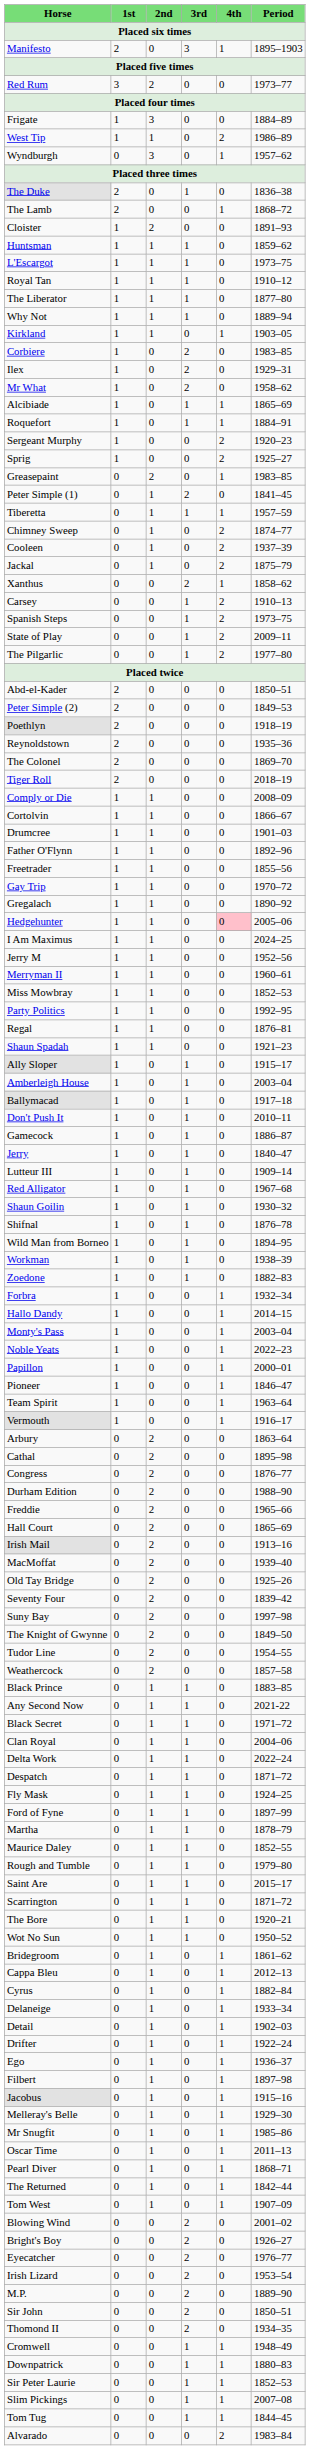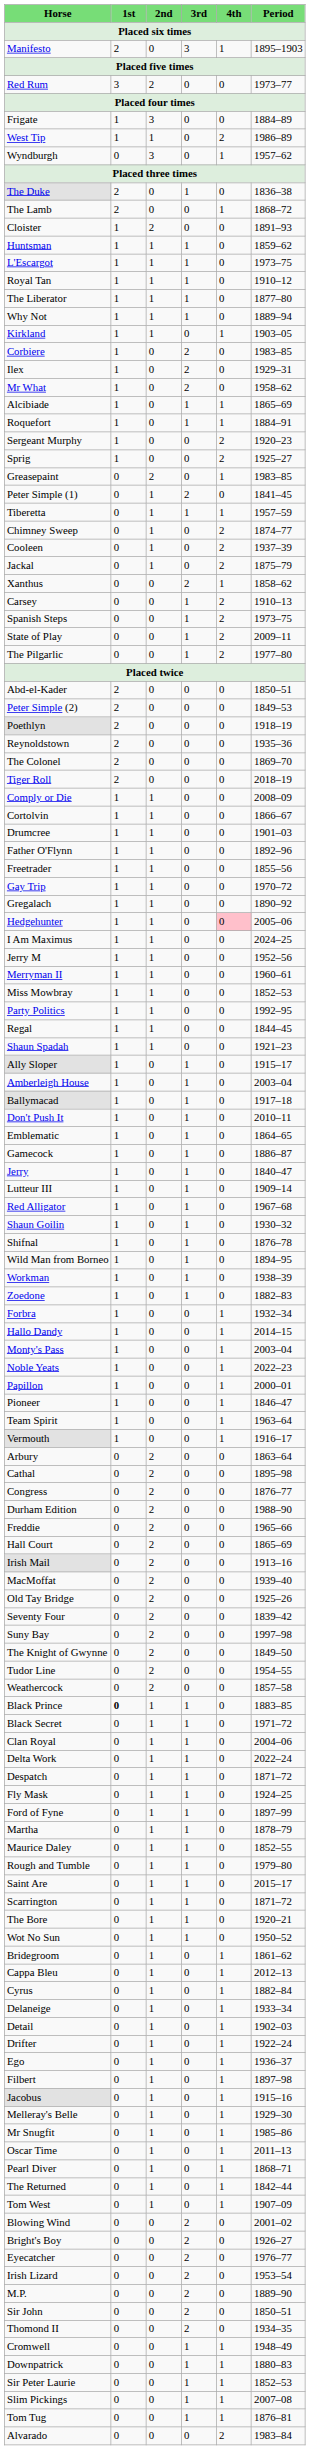(273, 1029) 1876–81 -> (273, 1029) 1844–45
+ row: (33, 1135)
(116, 1688) normal -> (116, 1705) bold
- row: (45, 1705)
(273, 2418) 1844–45 -> (273, 2418) 1876–81
